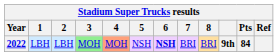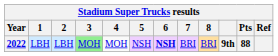(116, 43) lightsalmon background -> (116, 43) no background
(245, 43) 84 -> (245, 43) 88
